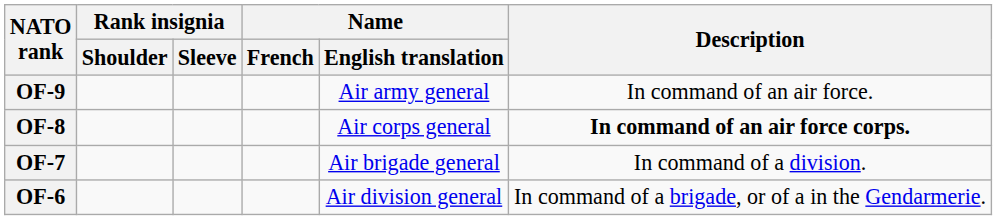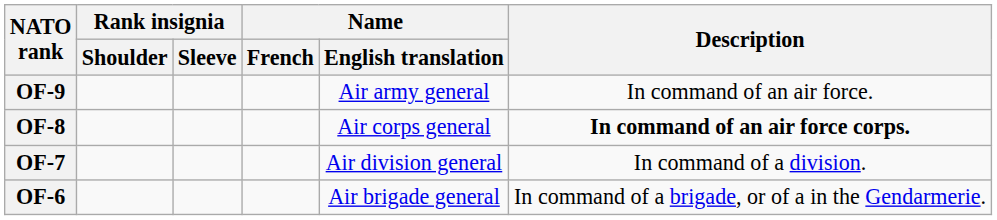(414, 162) Air brigade general -> (414, 162) Air division general
(414, 197) Air division general -> (414, 197) Air brigade general
